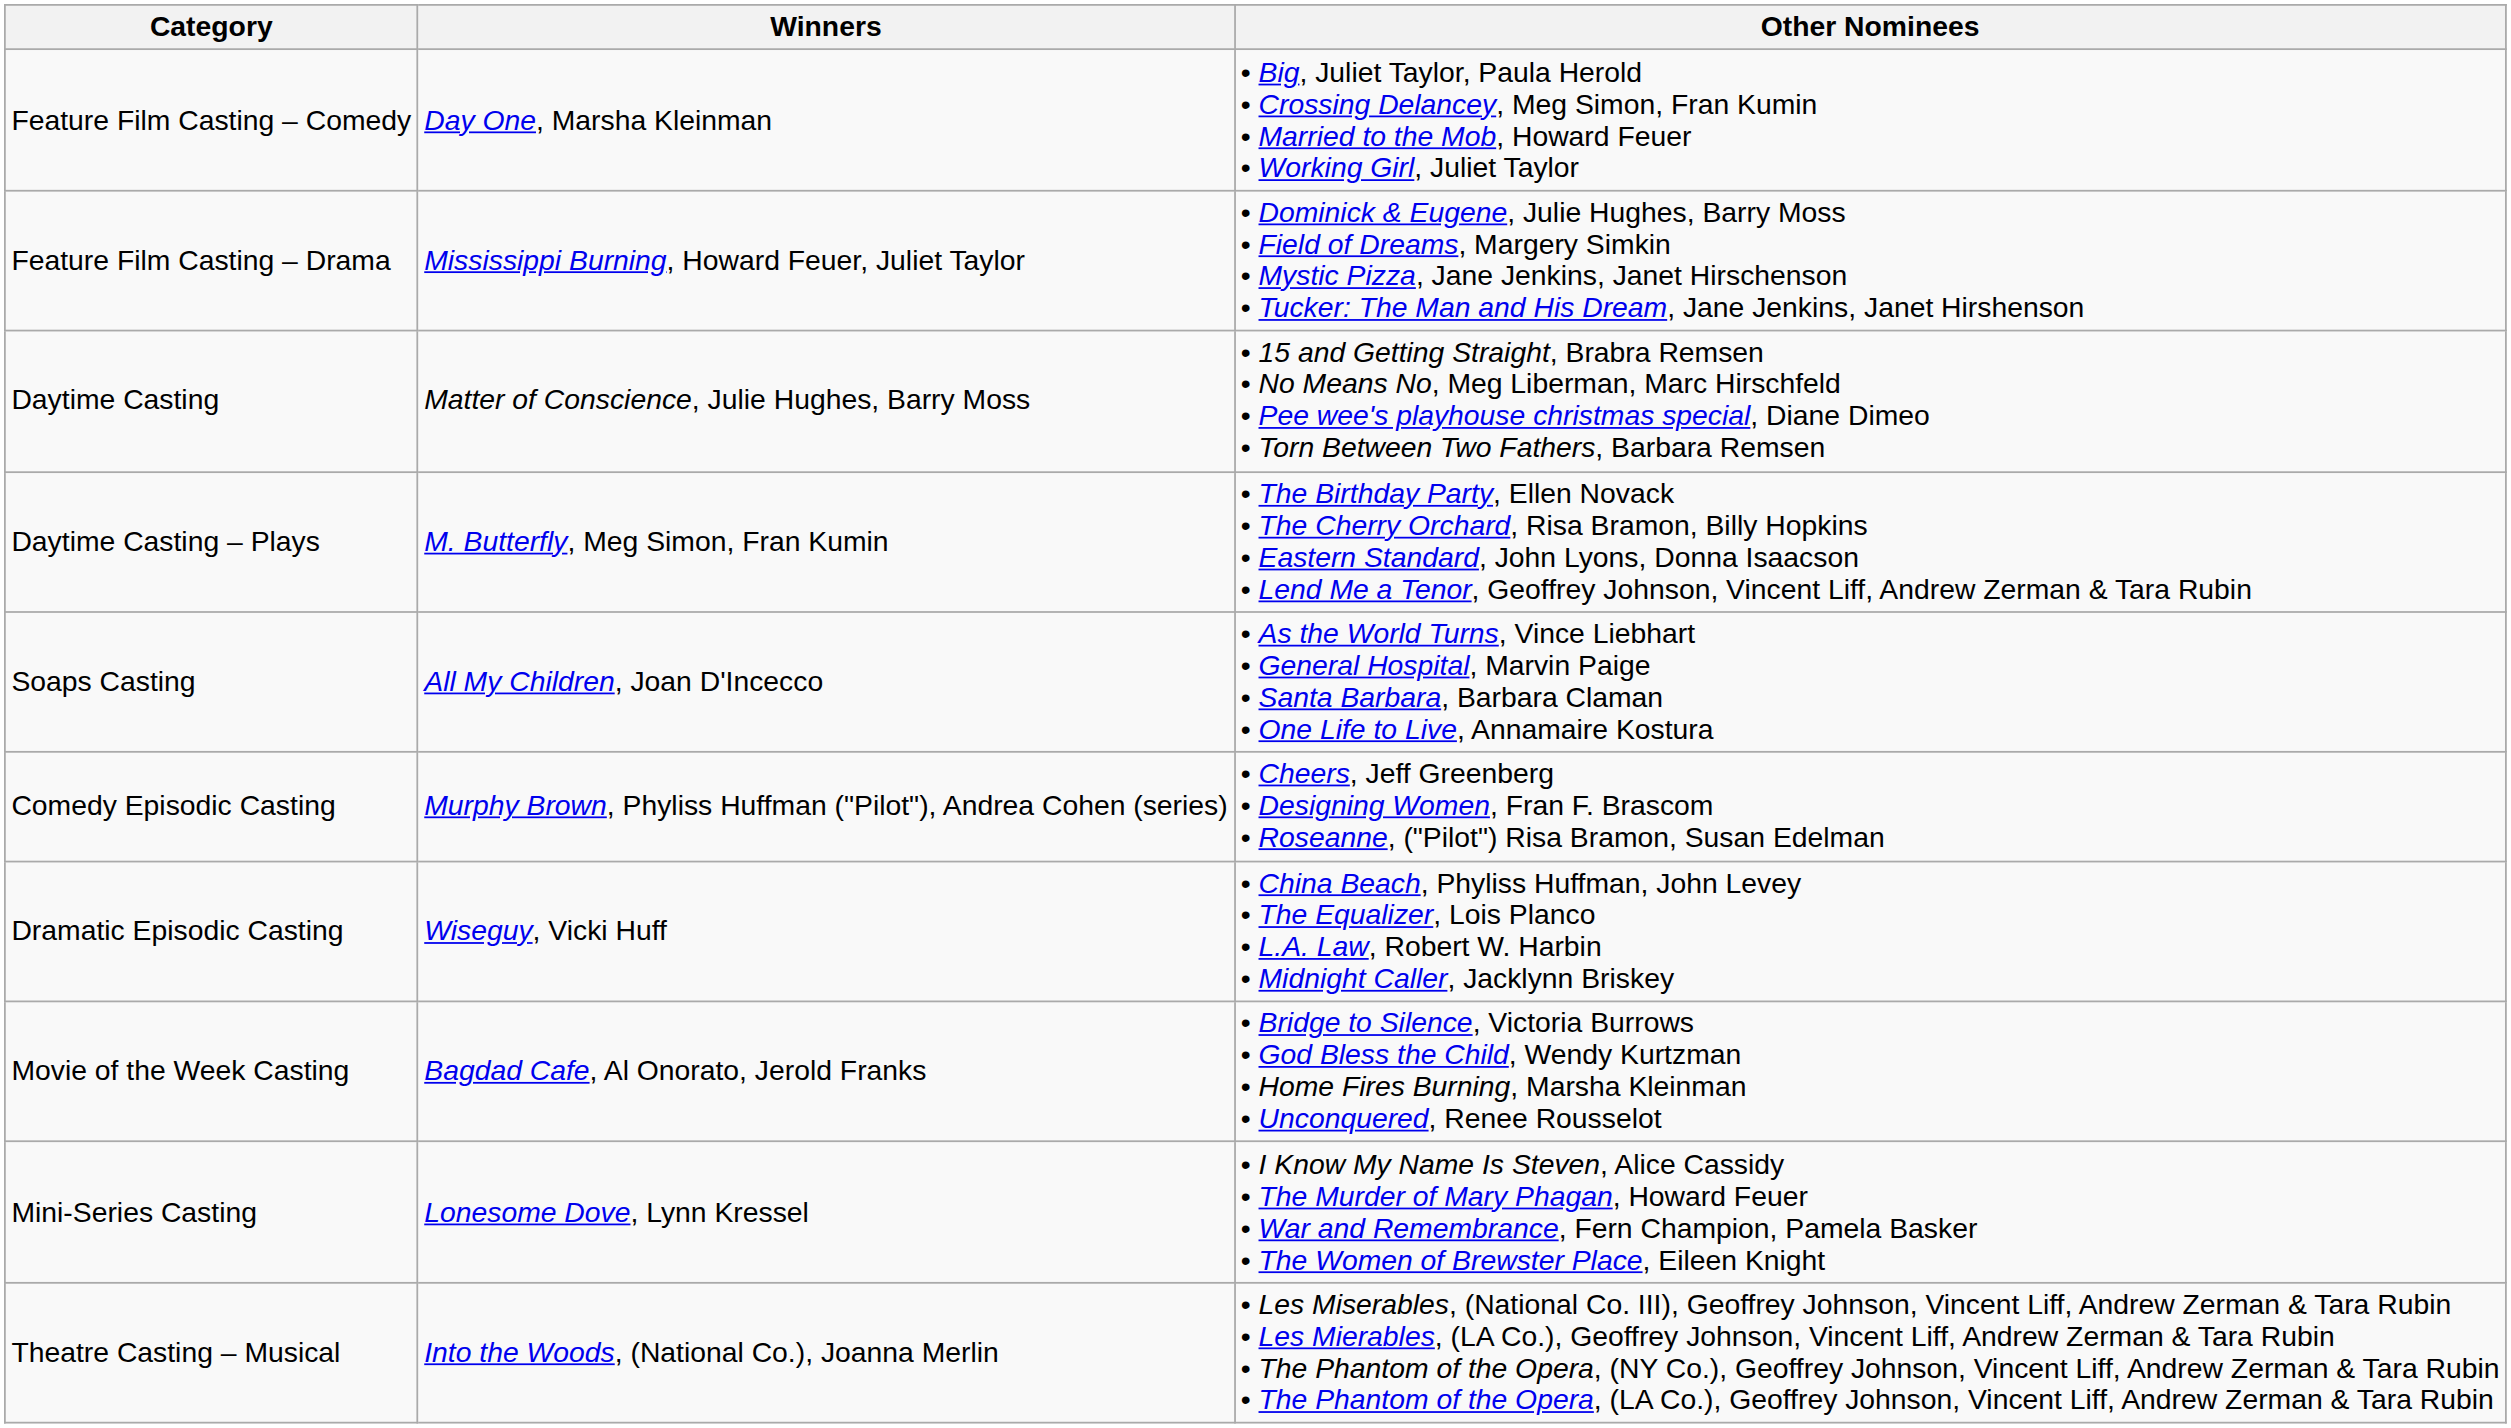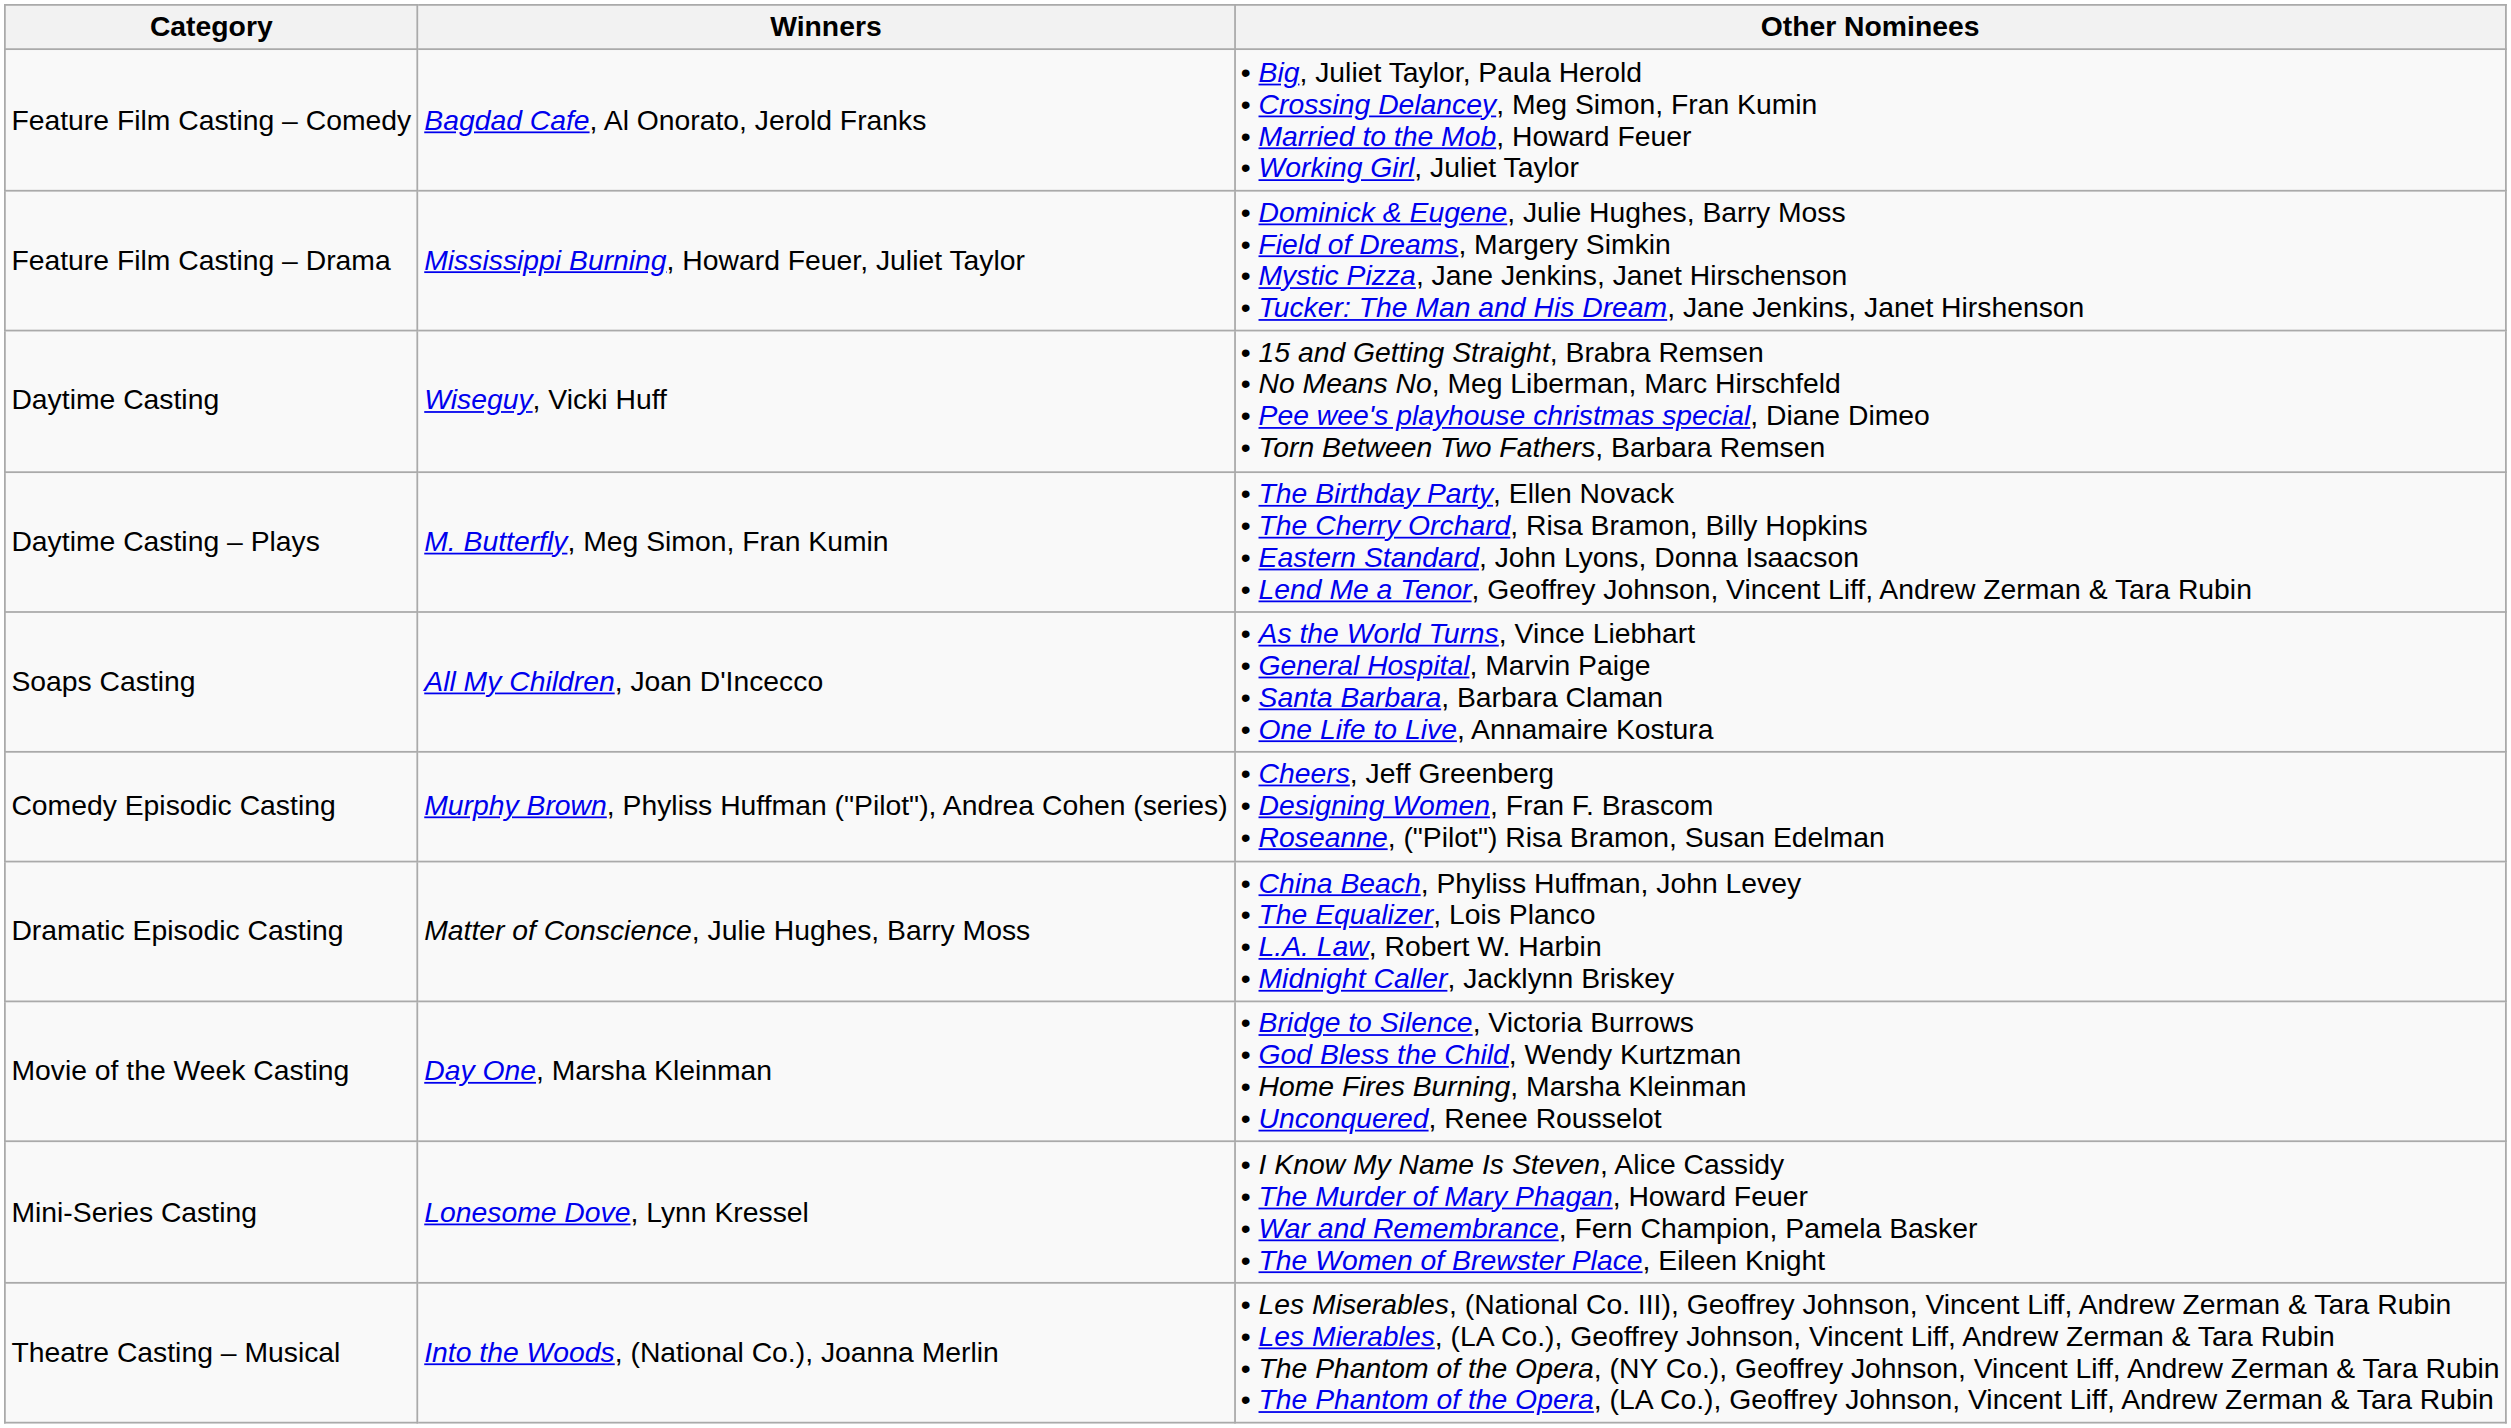(598, 119) Day One, Marsha Kleinman -> (675, 119) Bagdad Cafe, Al Onorato, Jerold Franks
(727, 400) Matter of Conscience, Julie Hughes, Barry Moss -> (546, 400) Wiseguy, Vicki Huff
(546, 930) Wiseguy, Vicki Huff -> (727, 930) Matter of Conscience, Julie Hughes, Barry Moss
(675, 1071) Bagdad Cafe, Al Onorato, Jerold Franks -> (598, 1071) Day One, Marsha Kleinman
